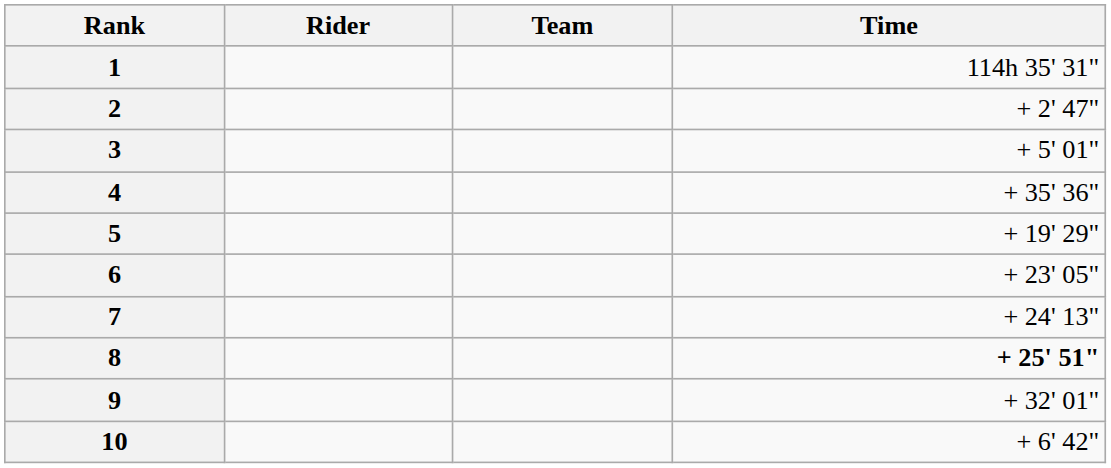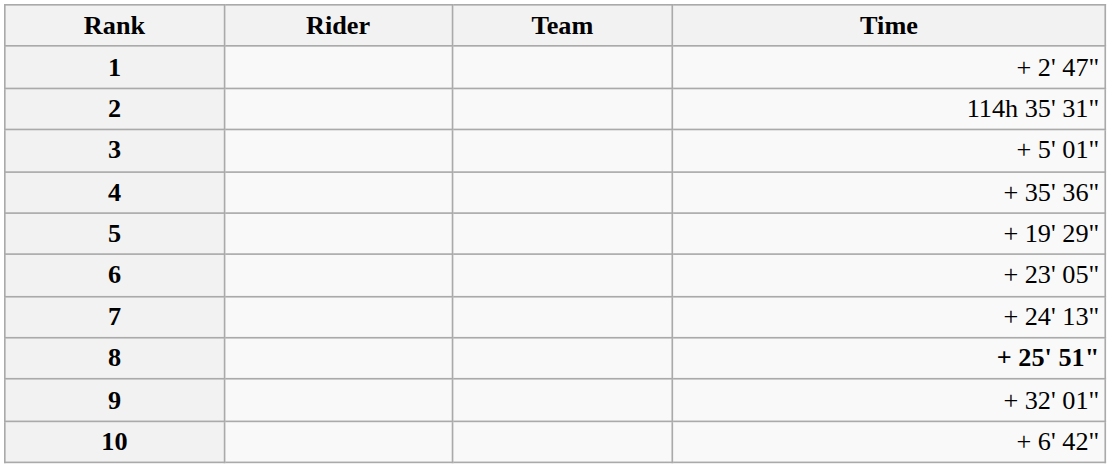(1033, 66) 114h 35' 31" -> (1058, 66) + 2' 47"
(1058, 108) + 2' 47" -> (1033, 108) 114h 35' 31"
